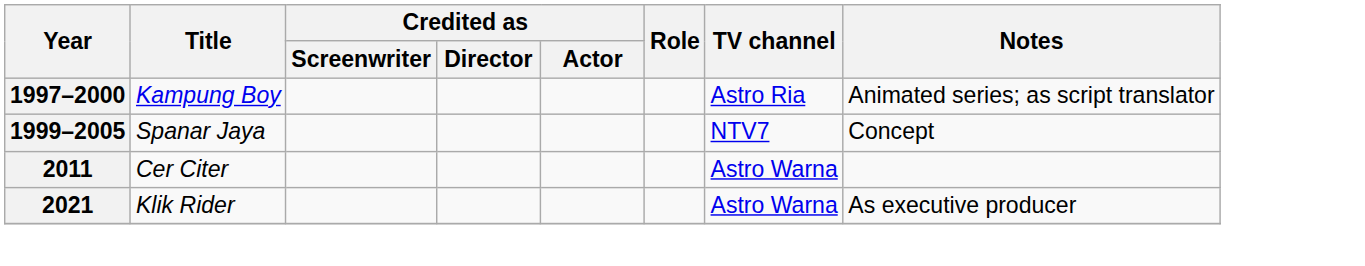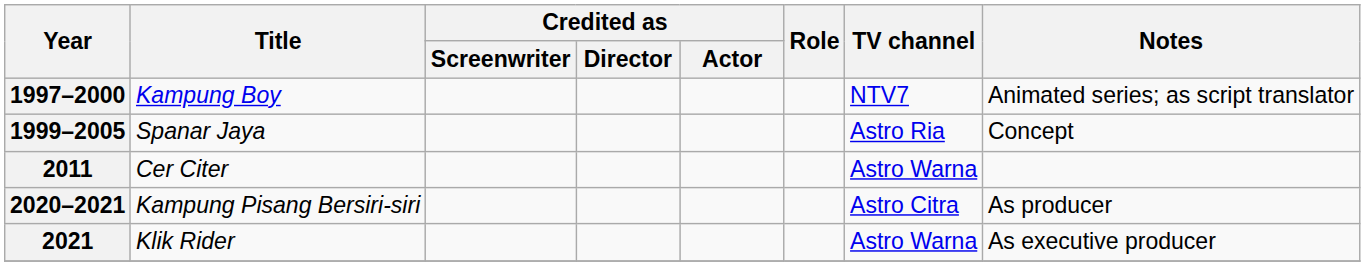(758, 95) Astro Ria -> (880, 95) NTV7
(740, 132) NTV7 -> (897, 132) Astro Ria
+ row: (68, 205)
